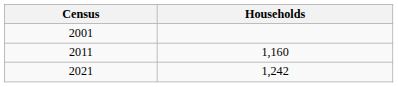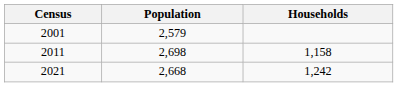+ column: (172, 14)
(275, 52) 1,160 -> (318, 52) 1,158
